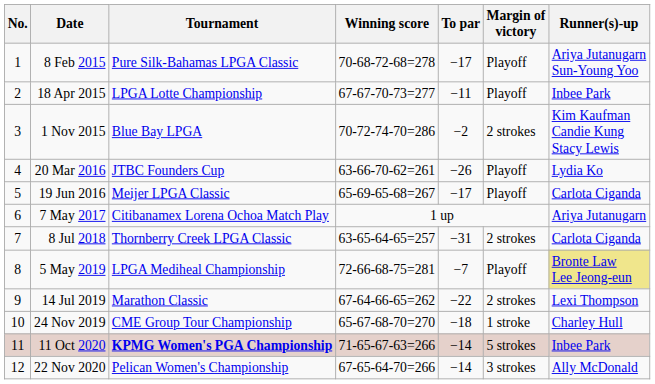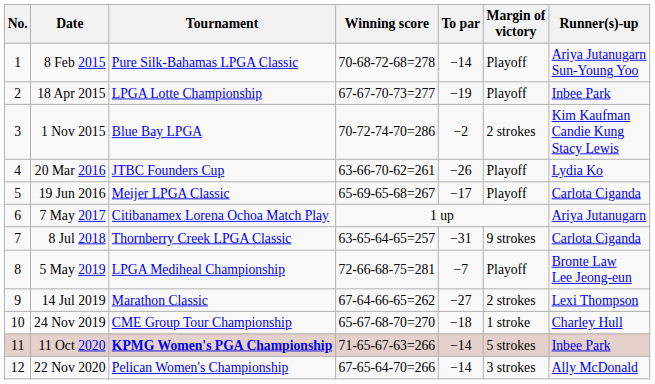(461, 62) −17 -> (461, 62) −14
(461, 93) −11 -> (461, 93) −19
(511, 238) 2 strokes -> (511, 238) 9 strokes
(592, 269) khaki background -> (592, 269) no background
(461, 299) −22 -> (461, 299) −27
